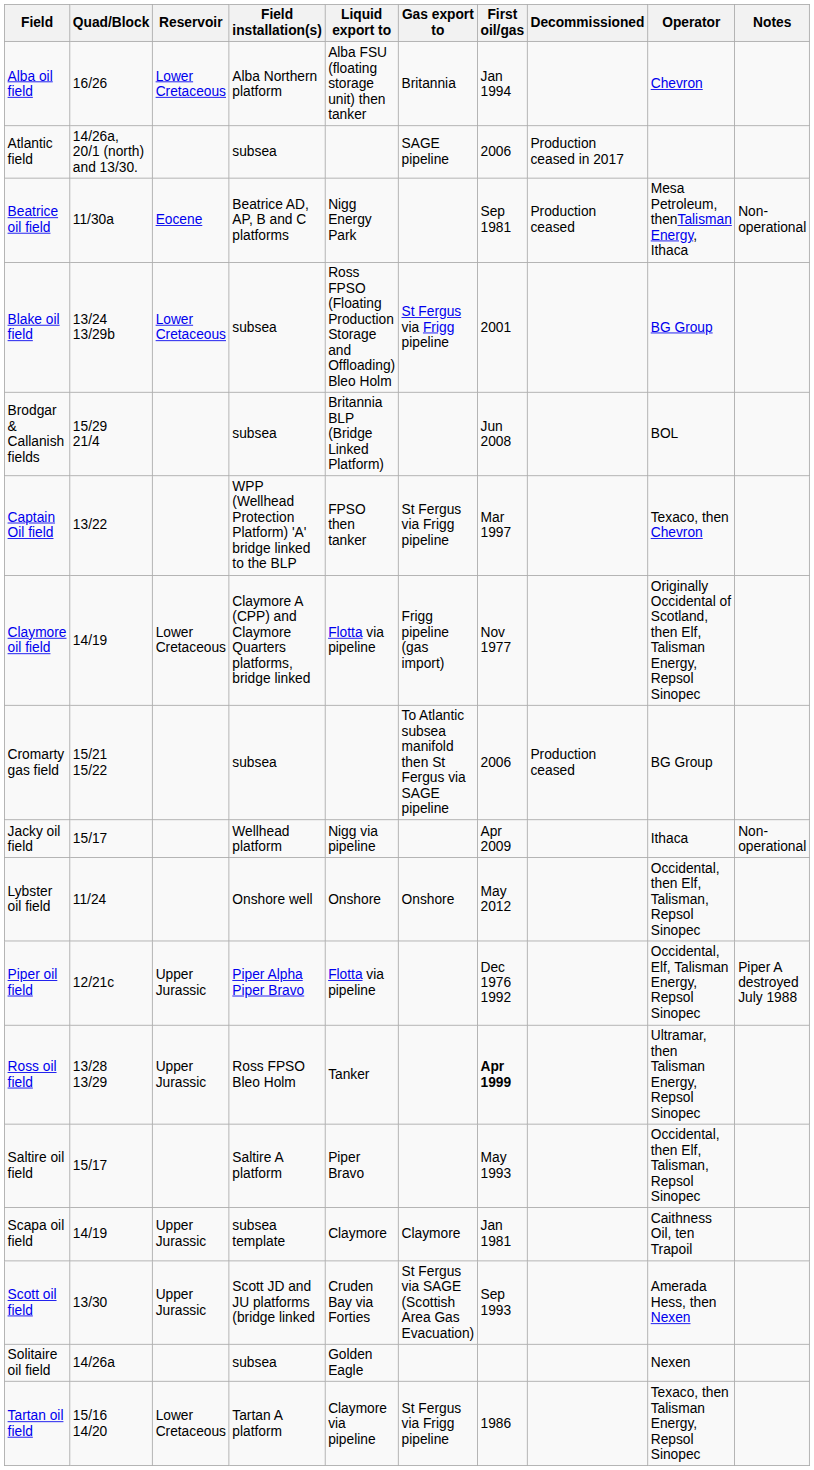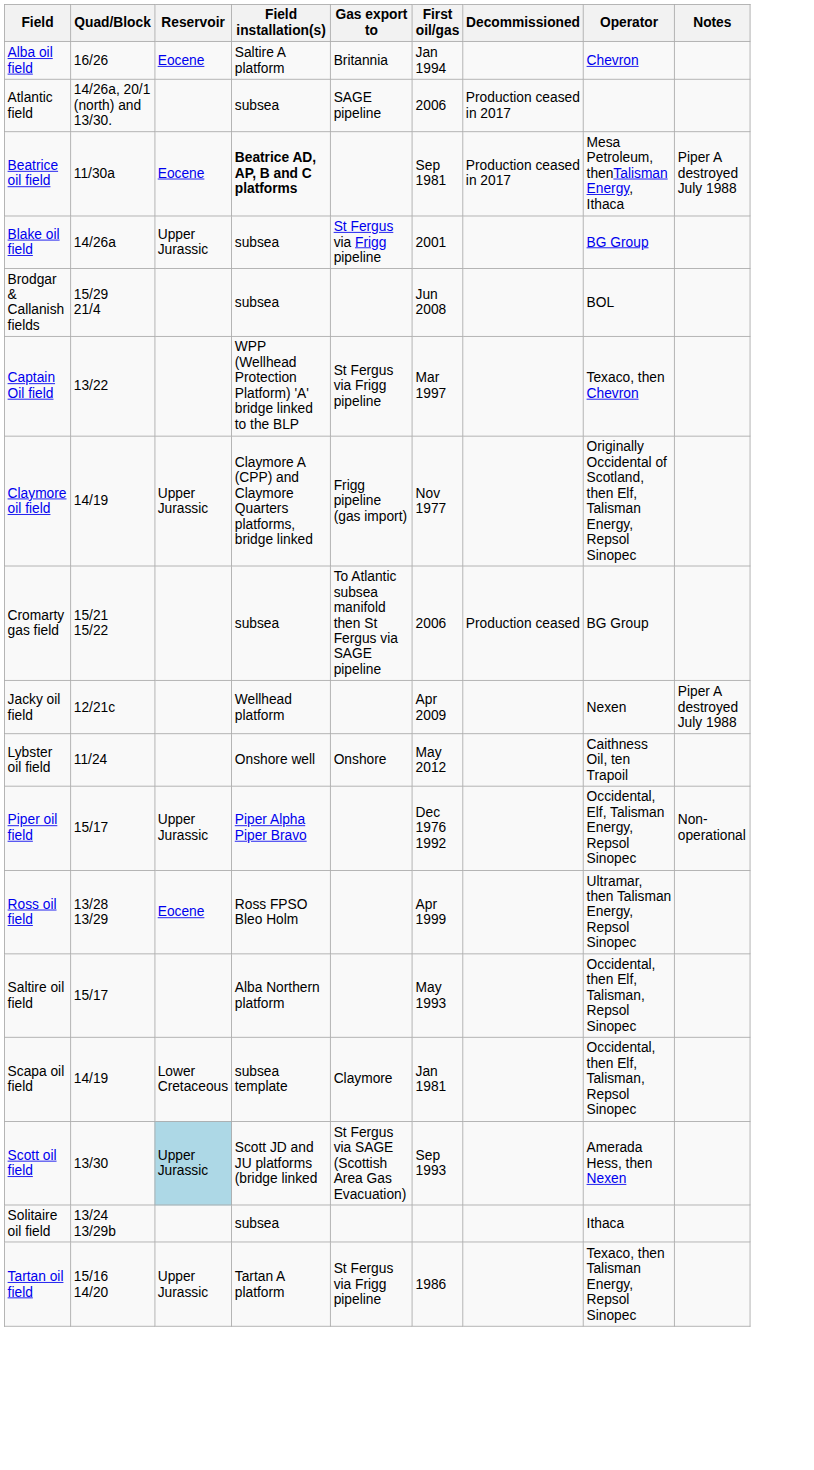- column: (362, 23)
(191, 83) Lower Cretaceous -> (181, 60) Eocene
(275, 83) Alba Northern platform -> (260, 60) Saltire A platform
(271, 220) normal -> (275, 173) bold
(563, 220) Production ceased -> (523, 173) Production ceased in 2017
(772, 220) Non-operational -> (708, 173) Piper A destroyed July 1988
(94, 327) 13/24 13/29b -> (95, 242) 14/26a
(191, 327) Lower Cretaceous -> (183, 242) Upper Jurassic
(191, 640) Lower Cretaceous -> (183, 500) Upper Jurassic
(90, 838) 15/17 -> (94, 707) 12/21c
(669, 838) Ithaca -> (606, 707) Nexen
(772, 838) Non-operational -> (708, 707) Piper A destroyed July 1988
(685, 899) Occidental, then Elf, Talisman, Repsol Sinopec -> (617, 759) Caithness Oil, ten Trapoil
(93, 983) 12/21c -> (91, 828) 15/17
(768, 983) Piper A destroyed July 1988 -> (712, 828) Non-operational
(181, 1074) Upper Jurassic -> (181, 911) Eocene
(496, 1074) bold -> (431, 911) normal
(258, 1165) Saltire A platform -> (277, 995) Alba Northern platform
(181, 1234) Upper Jurassic -> (193, 1079) Lower Cretaceous
(681, 1234) Caithness Oil, ten Trapoil -> (621, 1079) Occidental, then Elf, Talisman, Repsol Sinopec
(181, 1302) no background -> (183, 1163) lightblue background
(94, 1363) 14/26a -> (95, 1223) 13/24 13/29b
(671, 1363) Nexen -> (605, 1223) Ithaca
(191, 1423) Lower Cretaceous -> (183, 1284) Upper Jurassic
